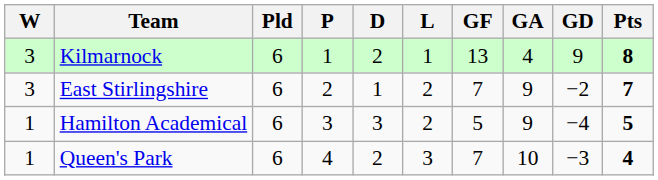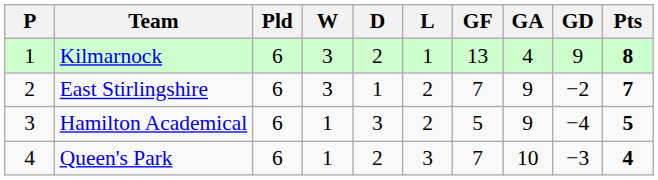columns swapped: (327, 21) <-> (30, 21)
